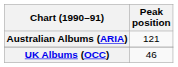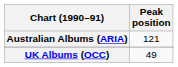(151, 54) 46 -> (151, 54) 49
